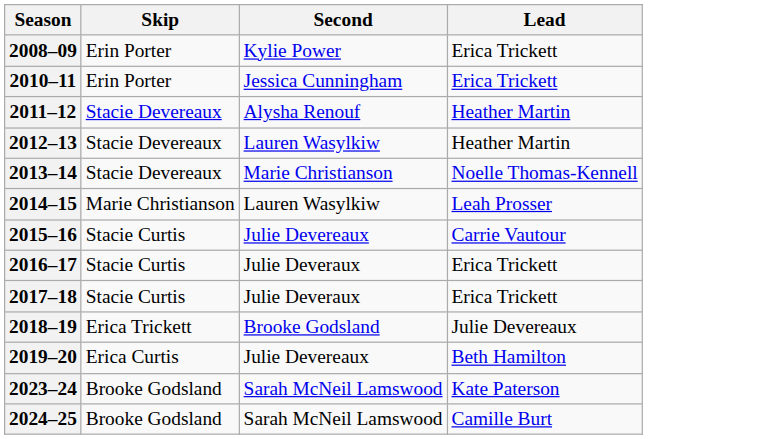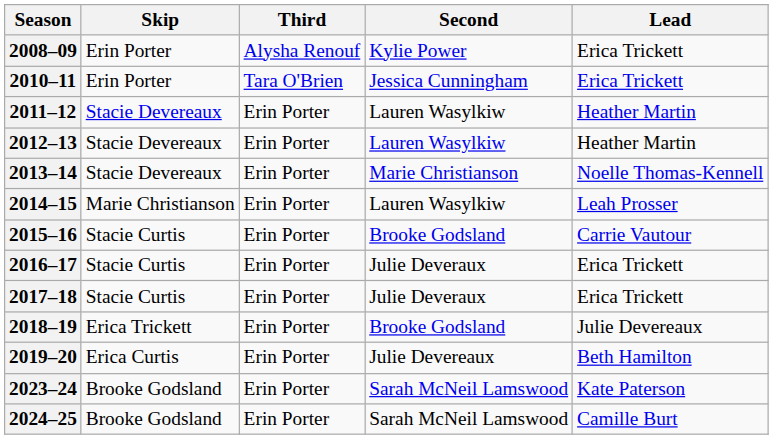+ column: (302, 19)
(302, 111) Alysha Renouf -> (437, 111) Lauren Wasylkiw
(306, 234) Julie Devereaux -> (437, 234) Brooke Godsland
